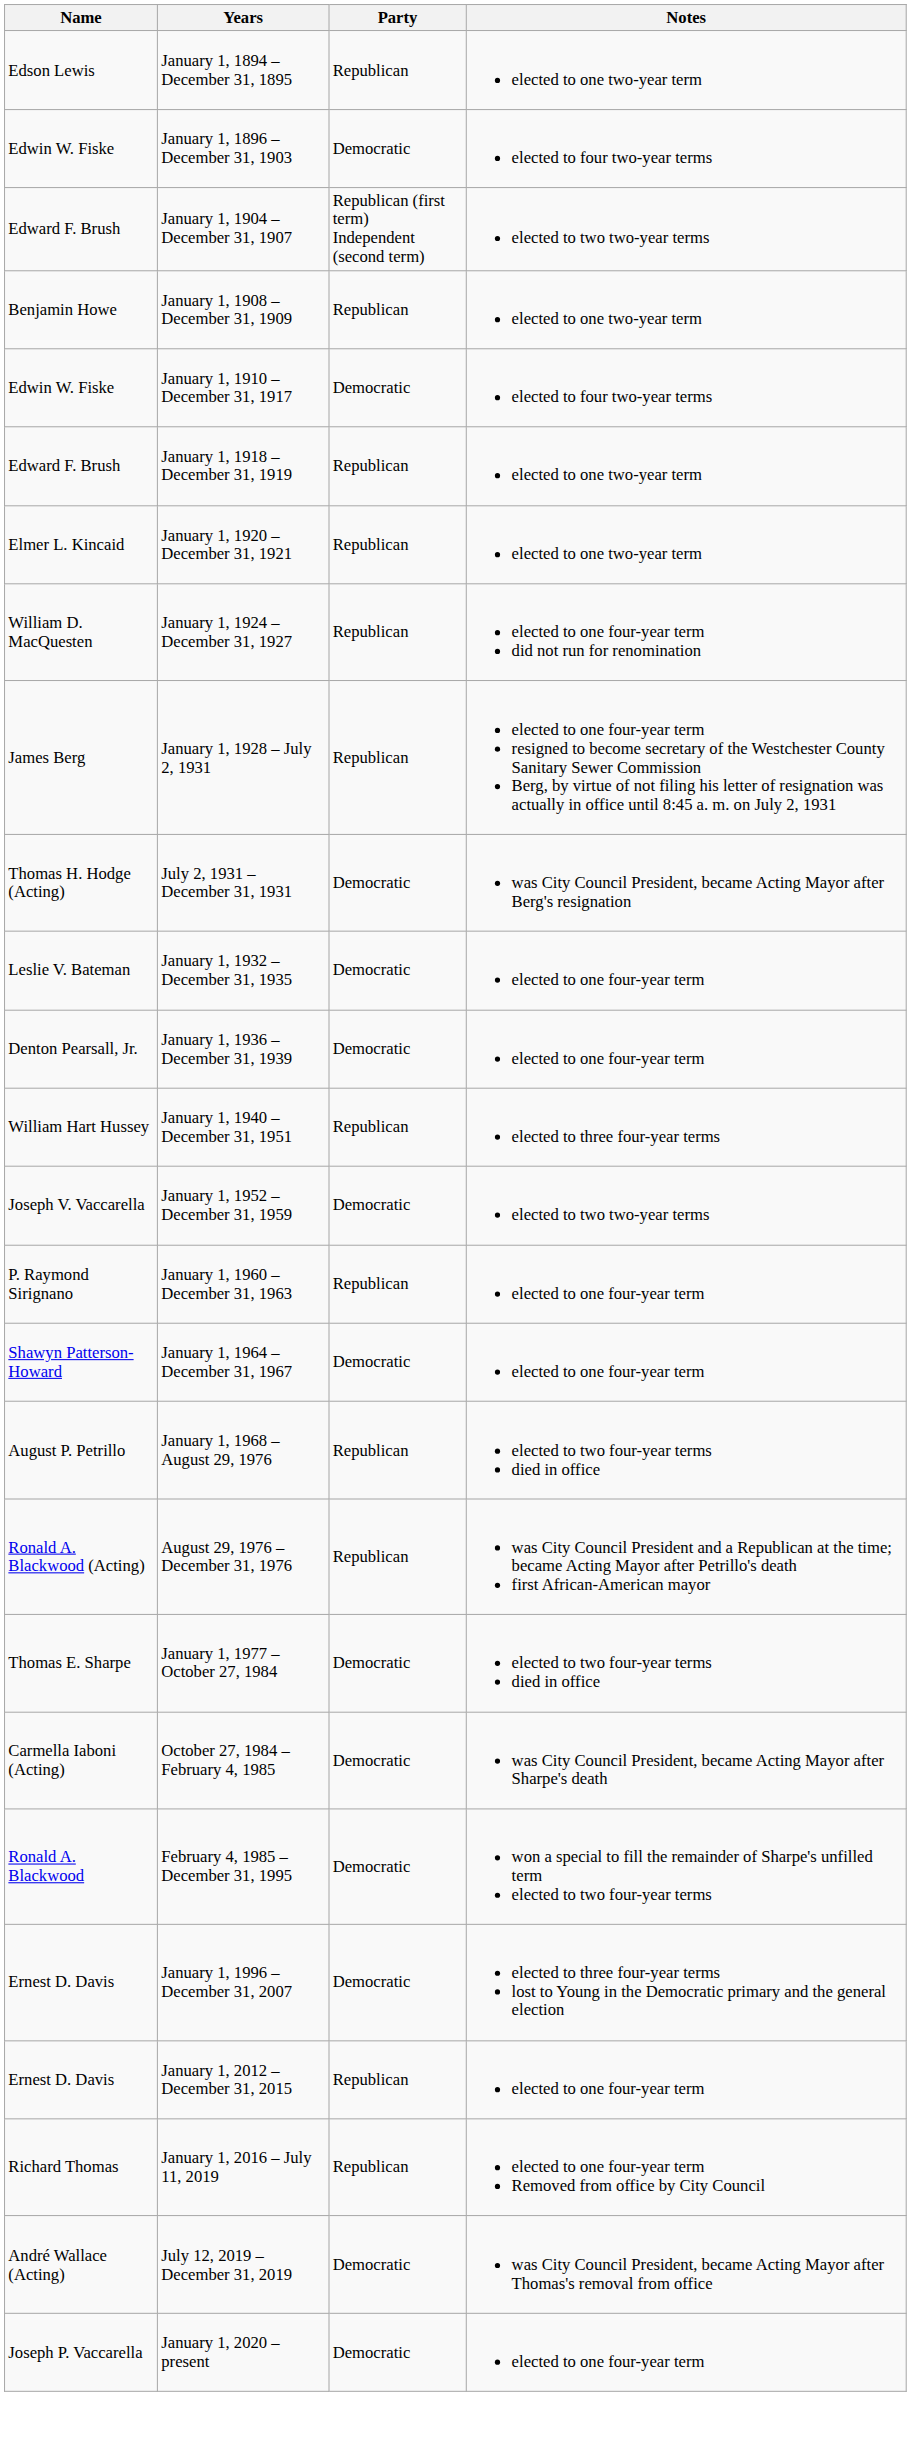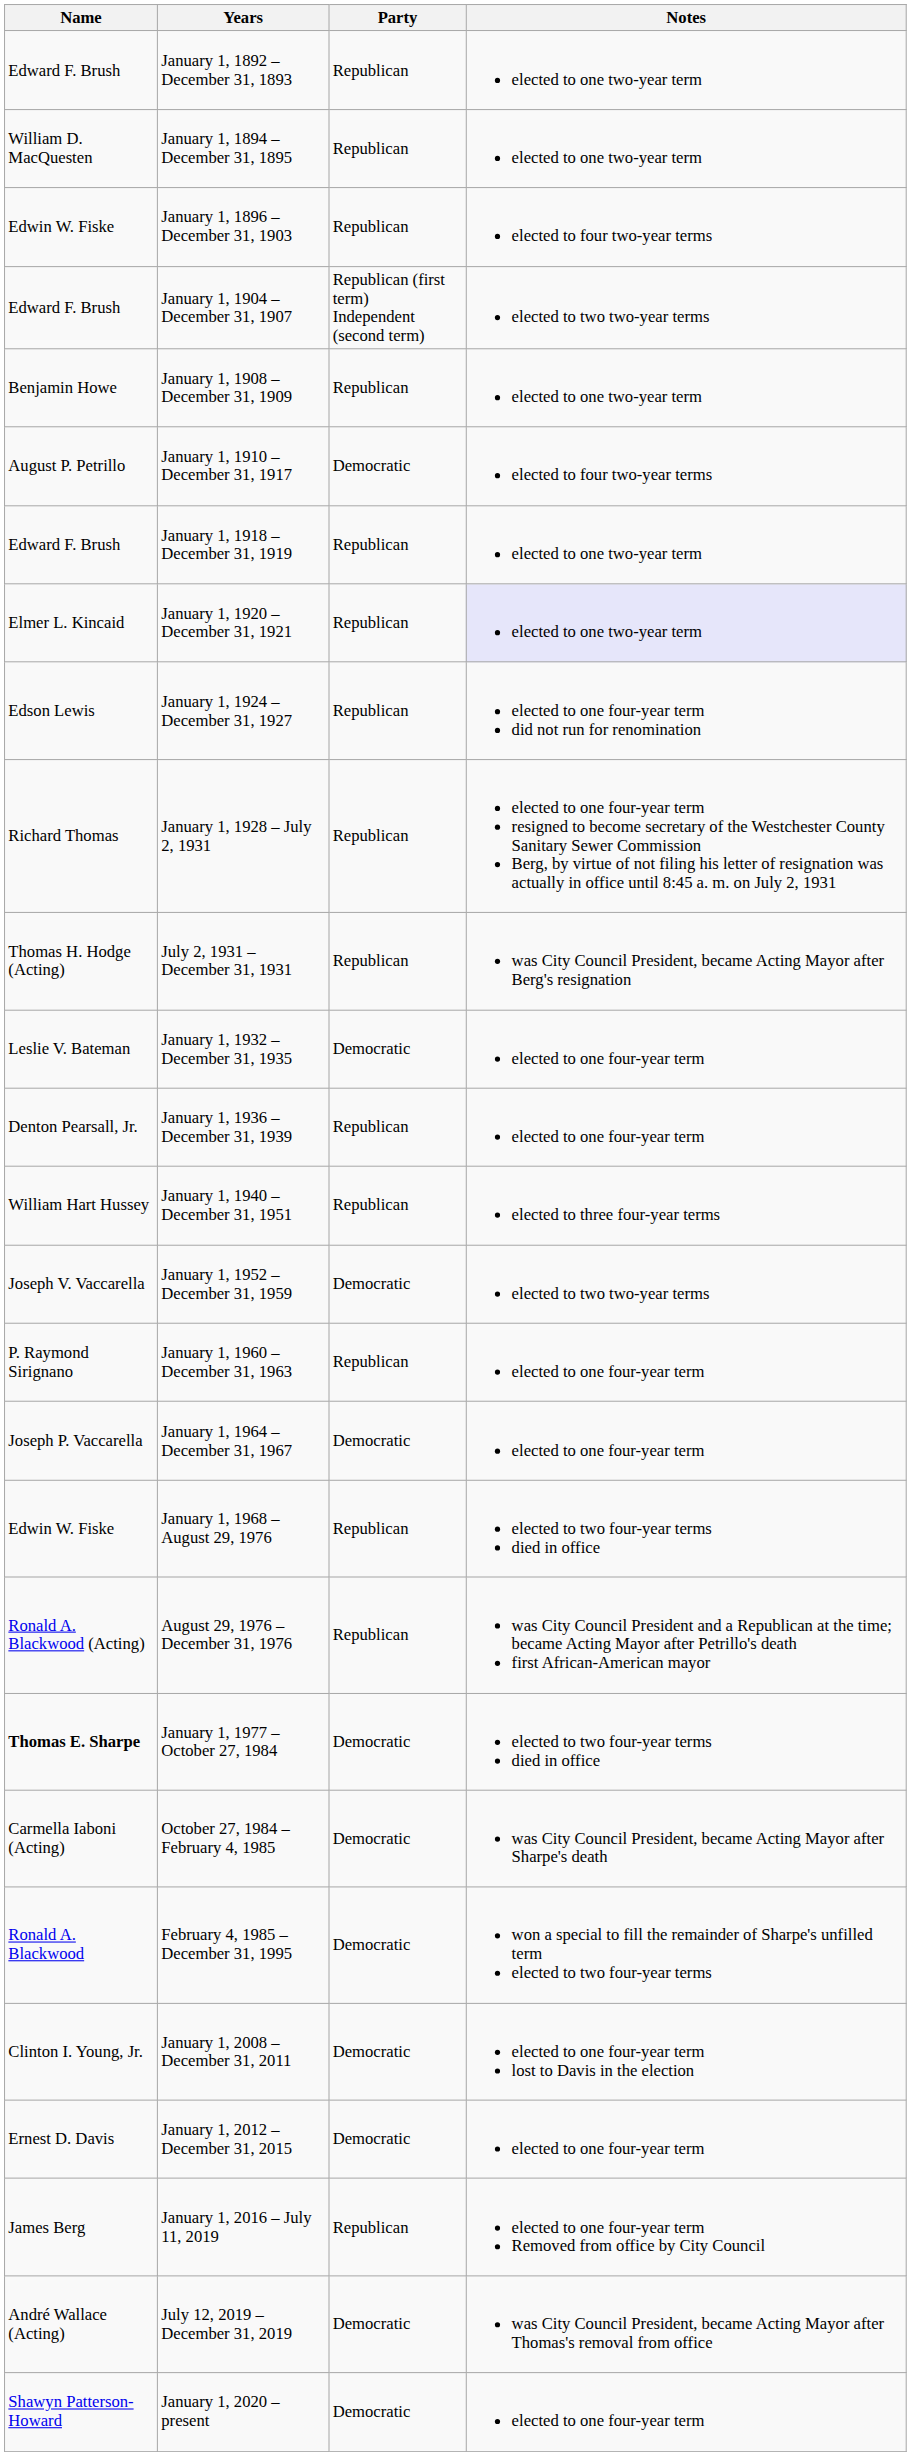+ row: (227, 70)
(52, 70) Edson Lewis -> (50, 148) William D. MacQuesten
(371, 148) Democratic -> (371, 226) Republican
(61, 387) Edwin W. Fiske -> (67, 466) August P. Petrillo
(686, 554) no background -> (686, 632) lavender background
(50, 632) William D. MacQuesten -> (52, 710) Edson Lewis
(47, 757) James Berg -> (63, 835) Richard Thomas
(371, 882) Democratic -> (371, 961) Republican
(371, 1048) Democratic -> (371, 1127) Republican
(71, 1362) Shawyn Patterson-Howard -> (75, 1440) Joseph P. Vaccarella
(67, 1450) August P. Petrillo -> (61, 1528) Edwin W. Fiske
(70, 1663) normal -> (74, 1741) bold
- row: (227, 1982)
+ row: (226, 2051)
(371, 2079) Republican -> (371, 2139) Democratic
(63, 2167) Richard Thomas -> (47, 2227) James Berg
(75, 2352) Joseph P. Vaccarella -> (71, 2411) Shawyn Patterson-Howard
